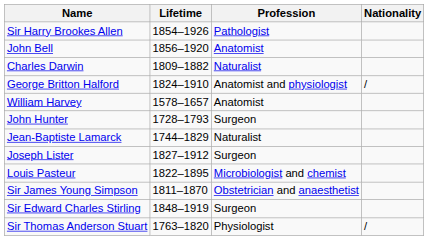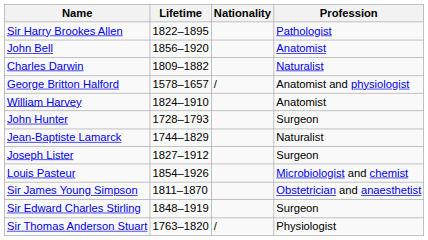columns swapped: (393, 13) <-> (286, 13)
(181, 31) 1854–1926 -> (181, 31) 1822–1895
(181, 84) 1824–1910 -> (181, 84) 1578–1657
(181, 102) 1578–1657 -> (181, 102) 1824–1910
(181, 173) 1822–1895 -> (181, 173) 1854–1926
